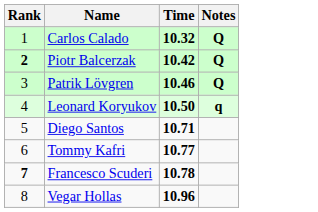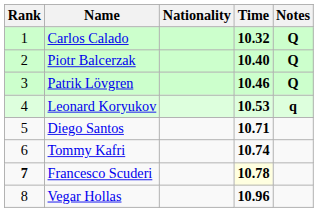+ column: (197, 15)
(24, 60) bold -> (24, 60) normal
(179, 60) 10.42 -> (253, 60) 10.40
(179, 106) 10.50 -> (253, 106) 10.53
(179, 151) 10.77 -> (253, 151) 10.74
(179, 173) no background -> (253, 173) lightyellow background
